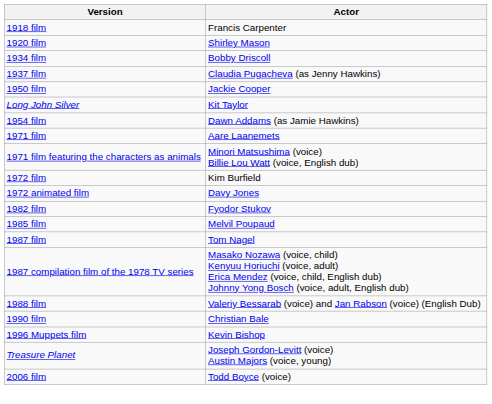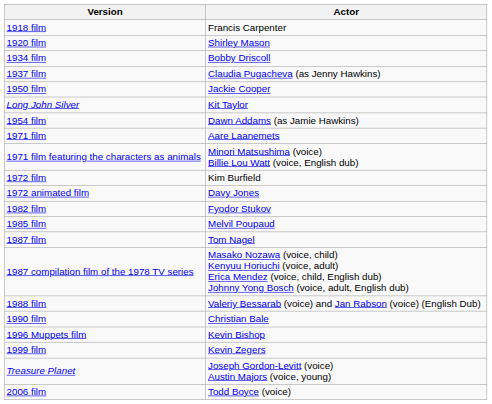+ row: (26, 350)
